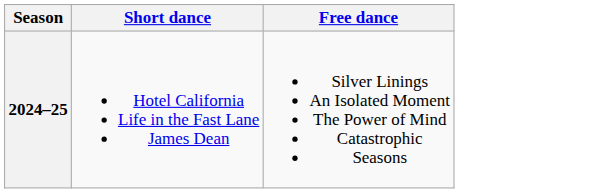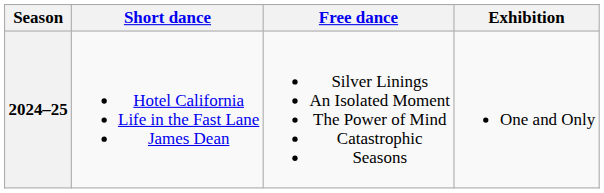+ column: (526, 17)
